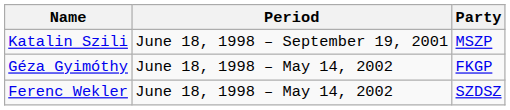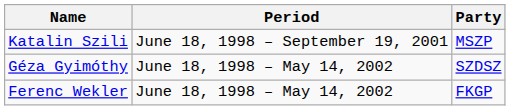(474, 67) FKGP -> (479, 67) SZDSZ
(479, 92) SZDSZ -> (474, 92) FKGP
